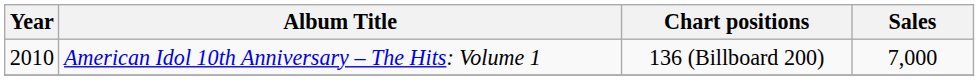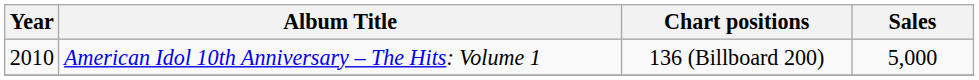(912, 57) 7,000 -> (912, 57) 5,000
